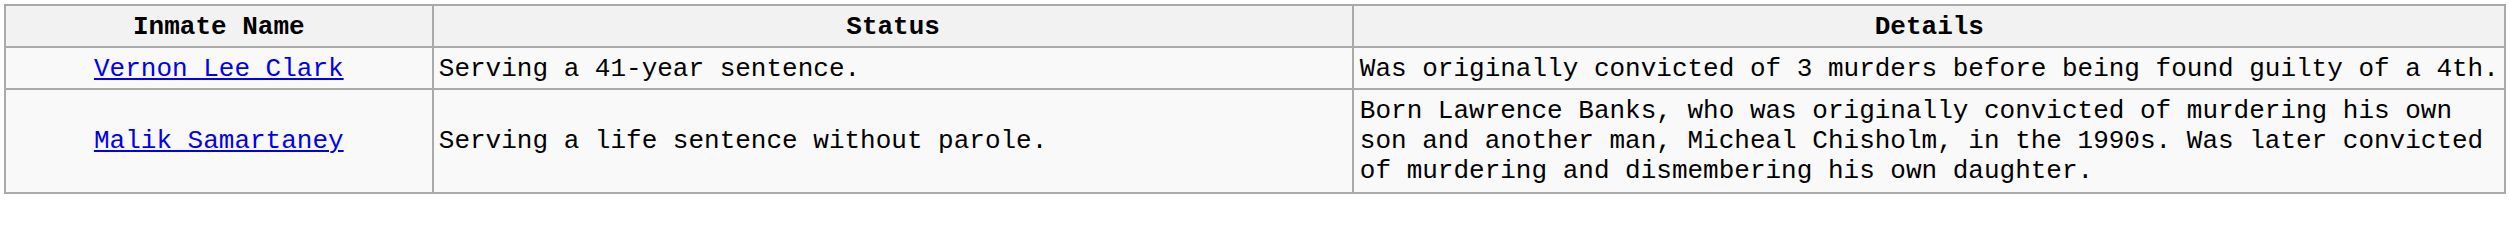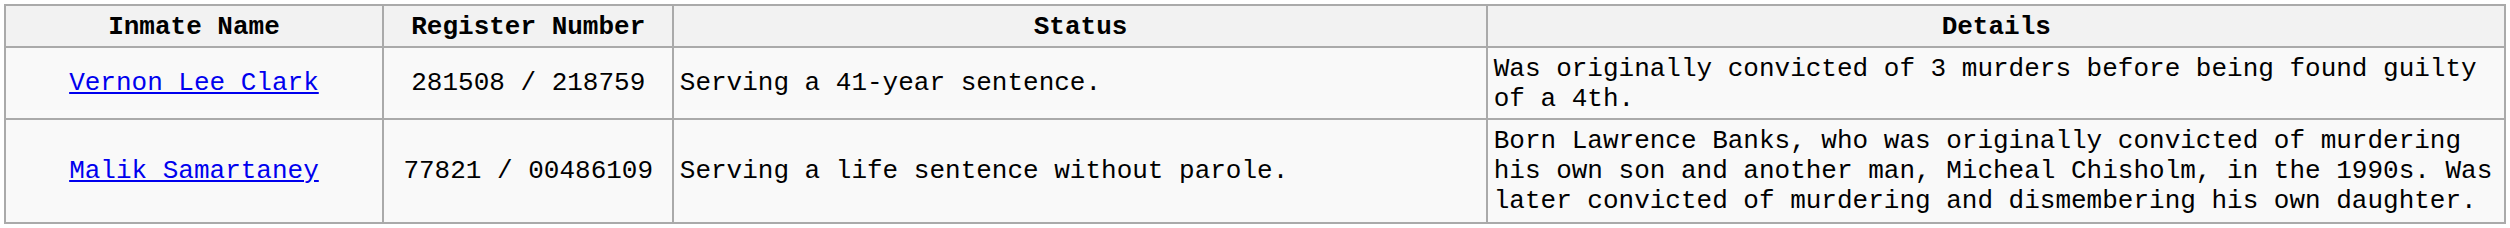+ column: (528, 26)
